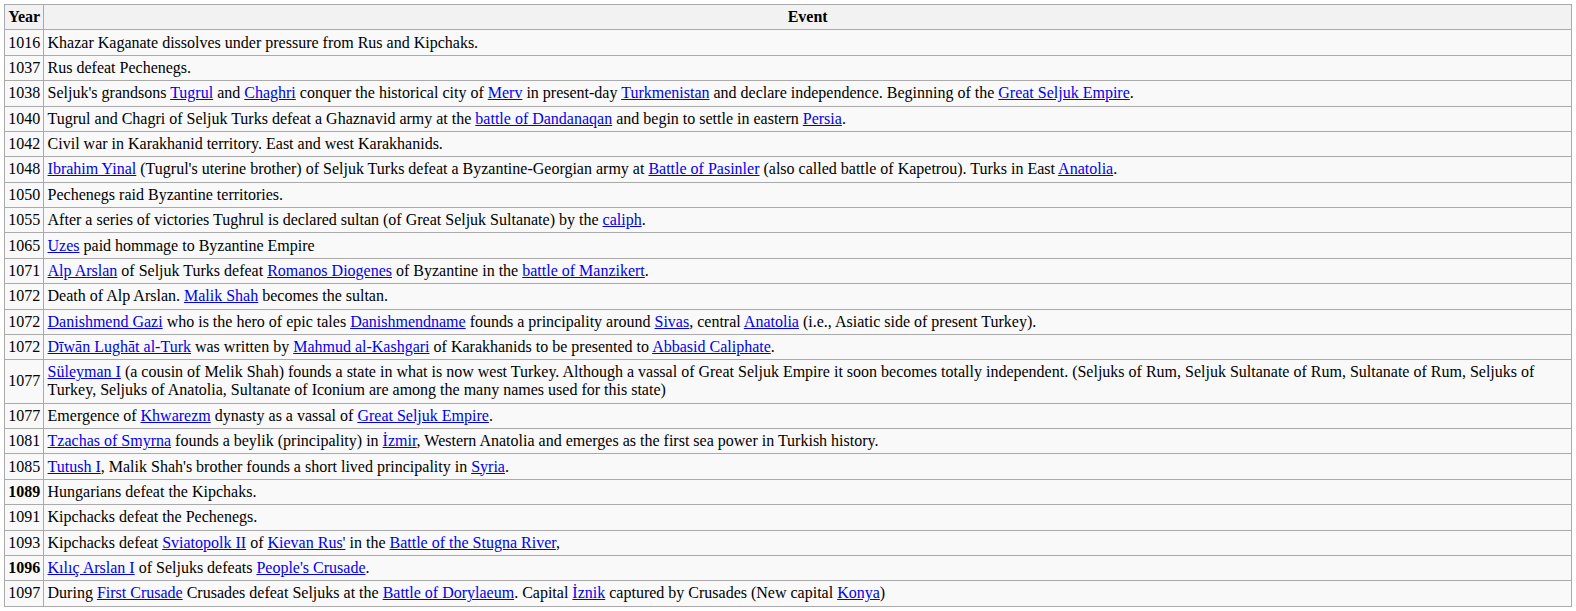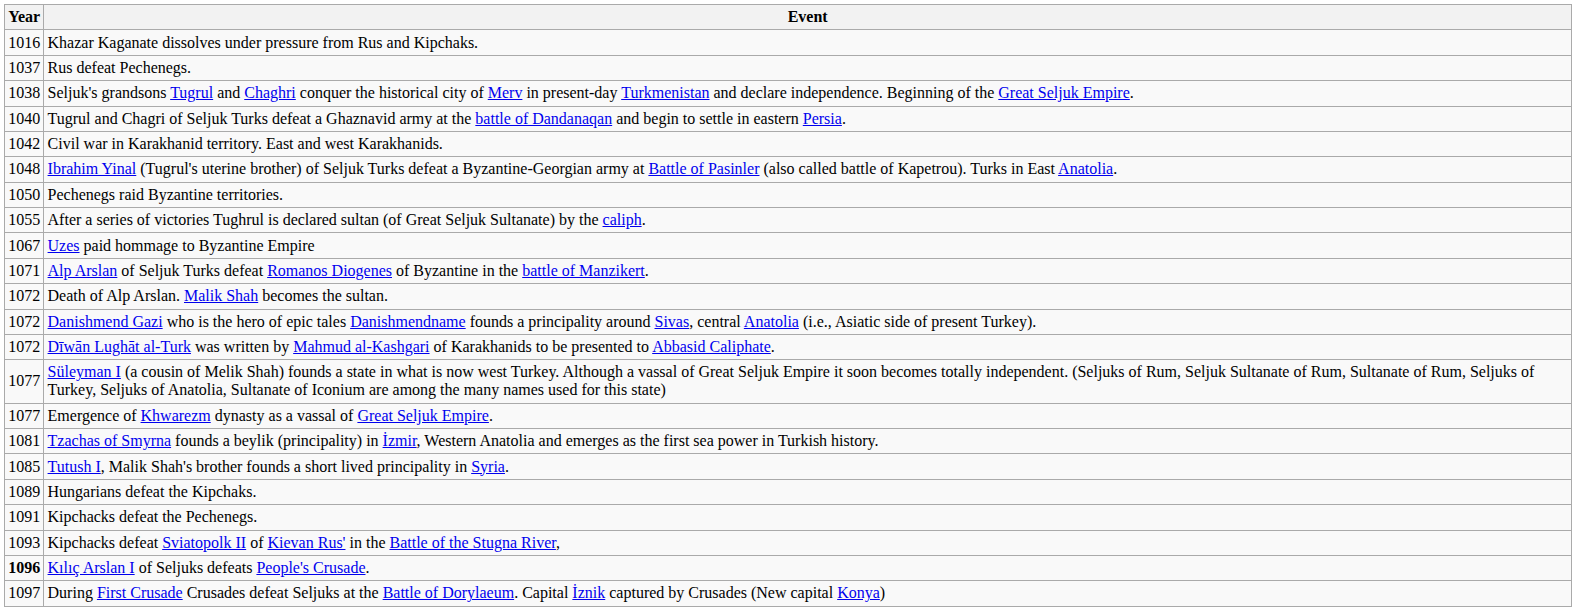(24, 245) 1065 -> (24, 245) 1067
(24, 491) bold -> (24, 491) normal
